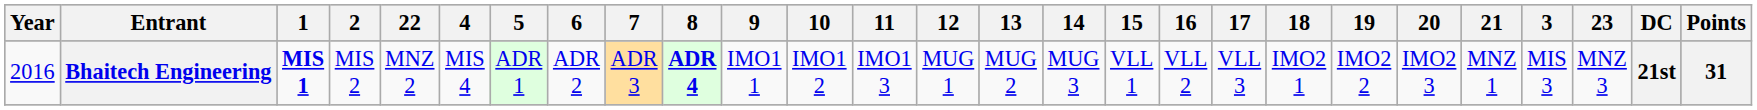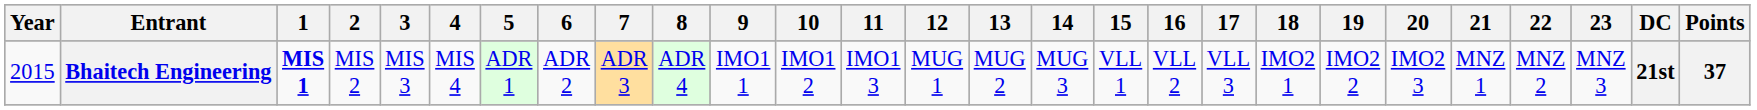columns swapped: (1547, 22) <-> (410, 22)
(32, 72) 2016 -> (32, 72) 2015
(692, 72) bold -> (682, 72) normal
(1716, 72) 31 -> (1715, 72) 37
